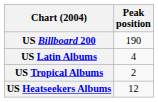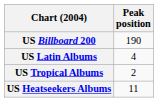(133, 89) 12 -> (133, 89) 11
